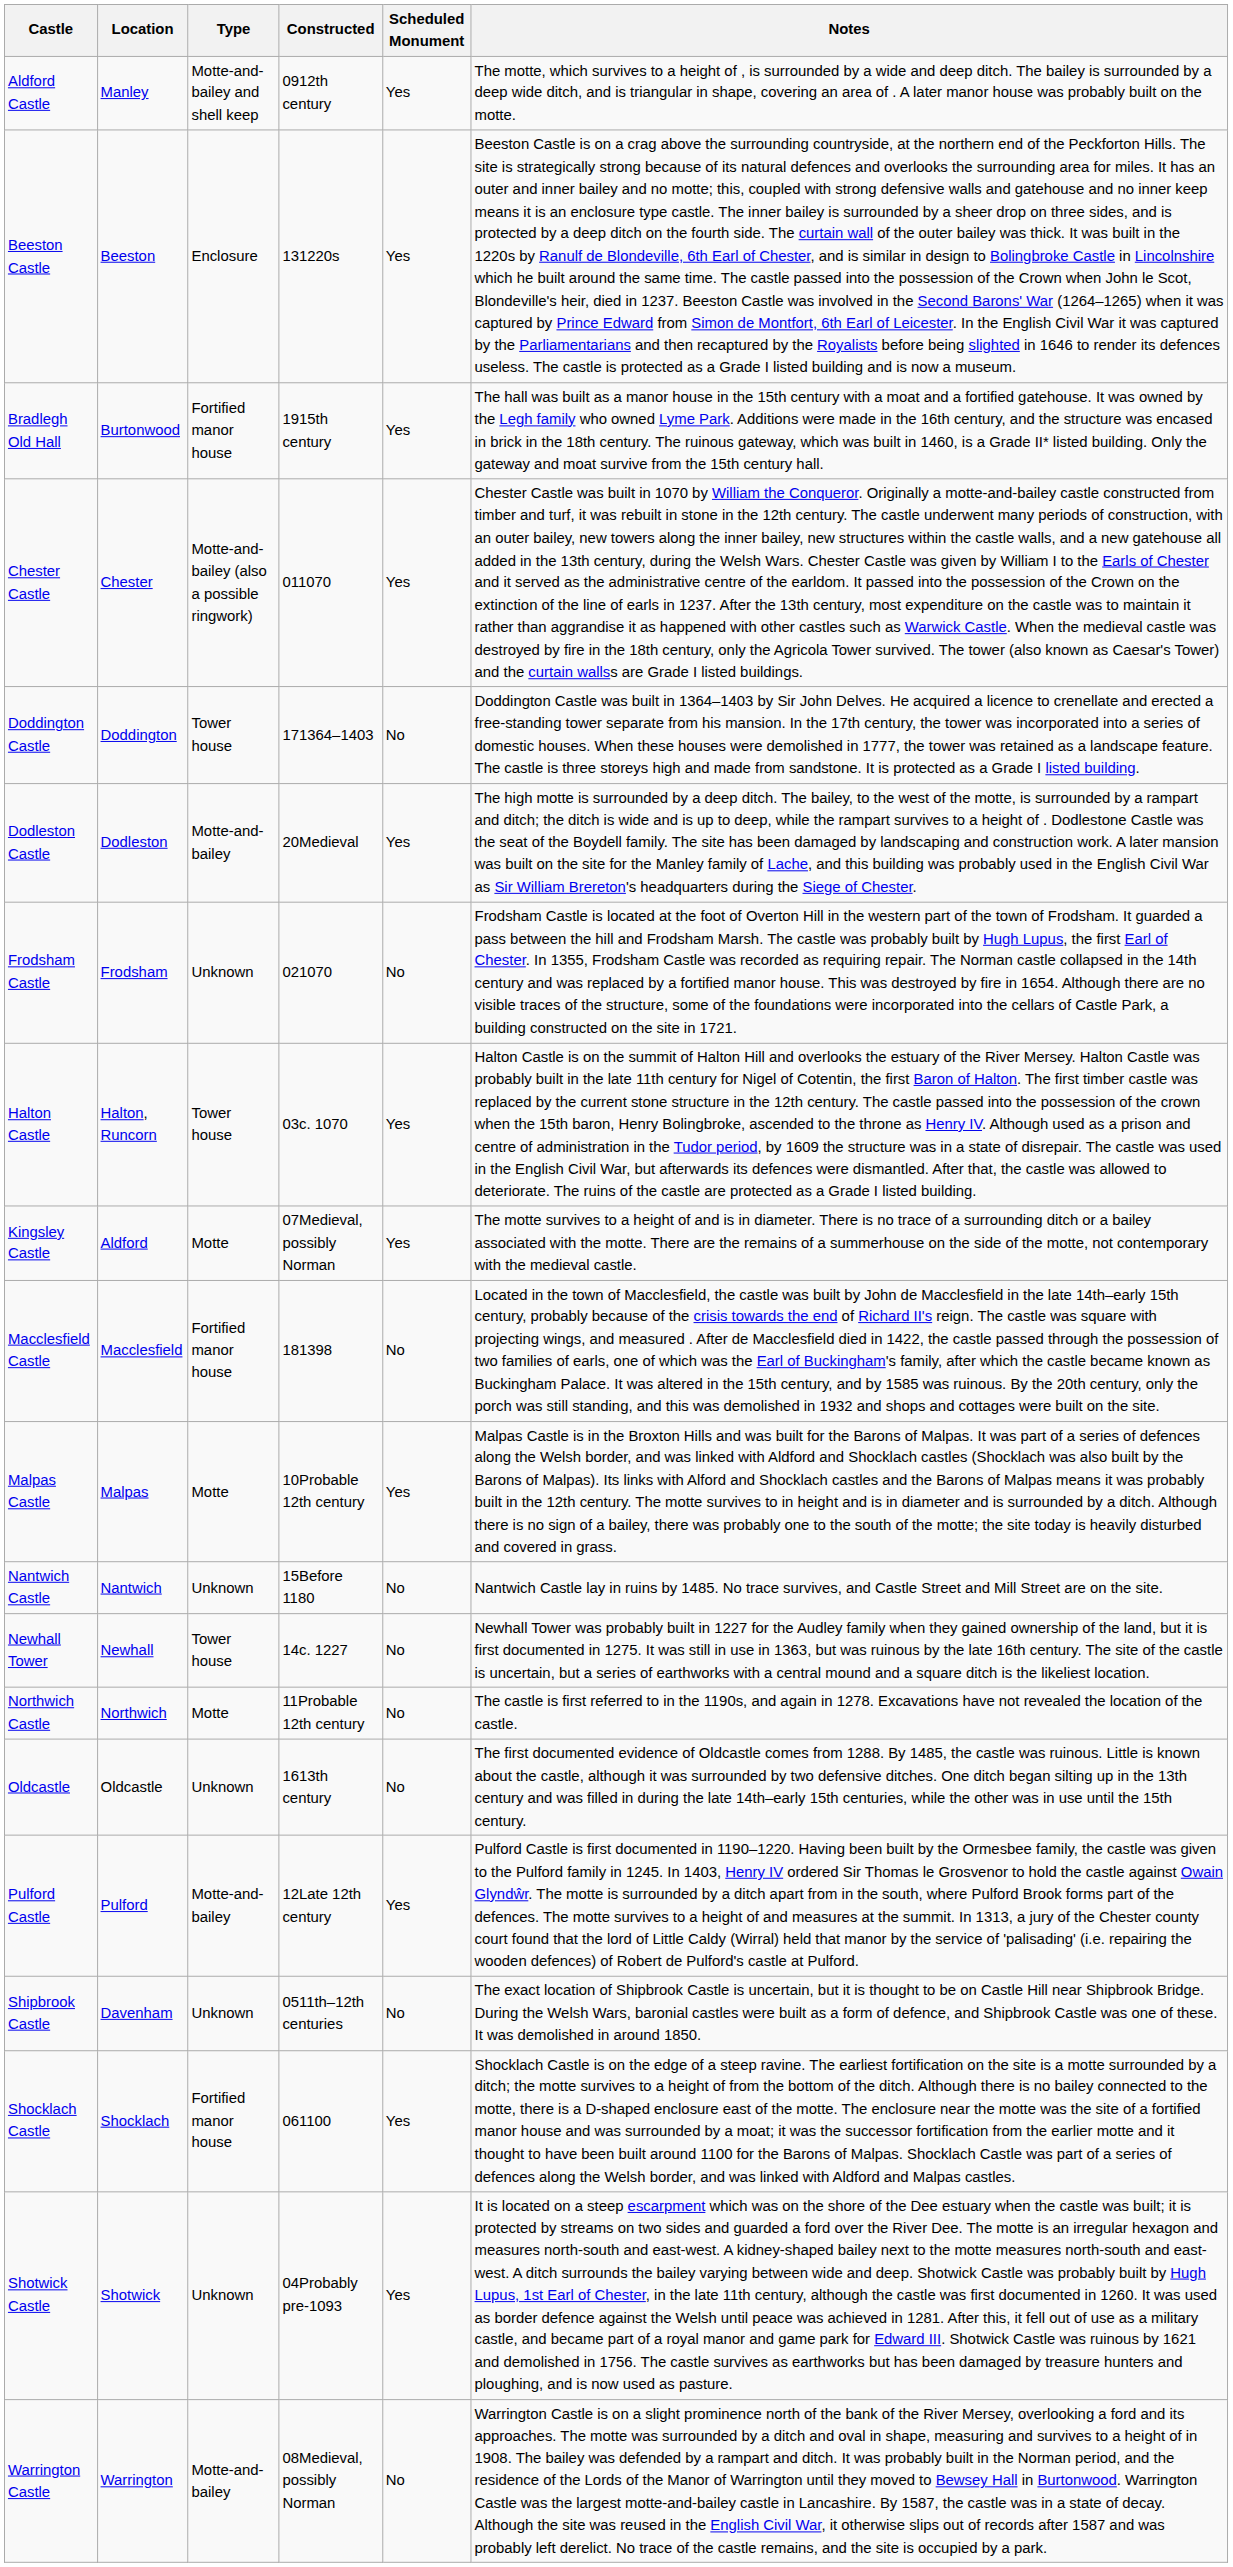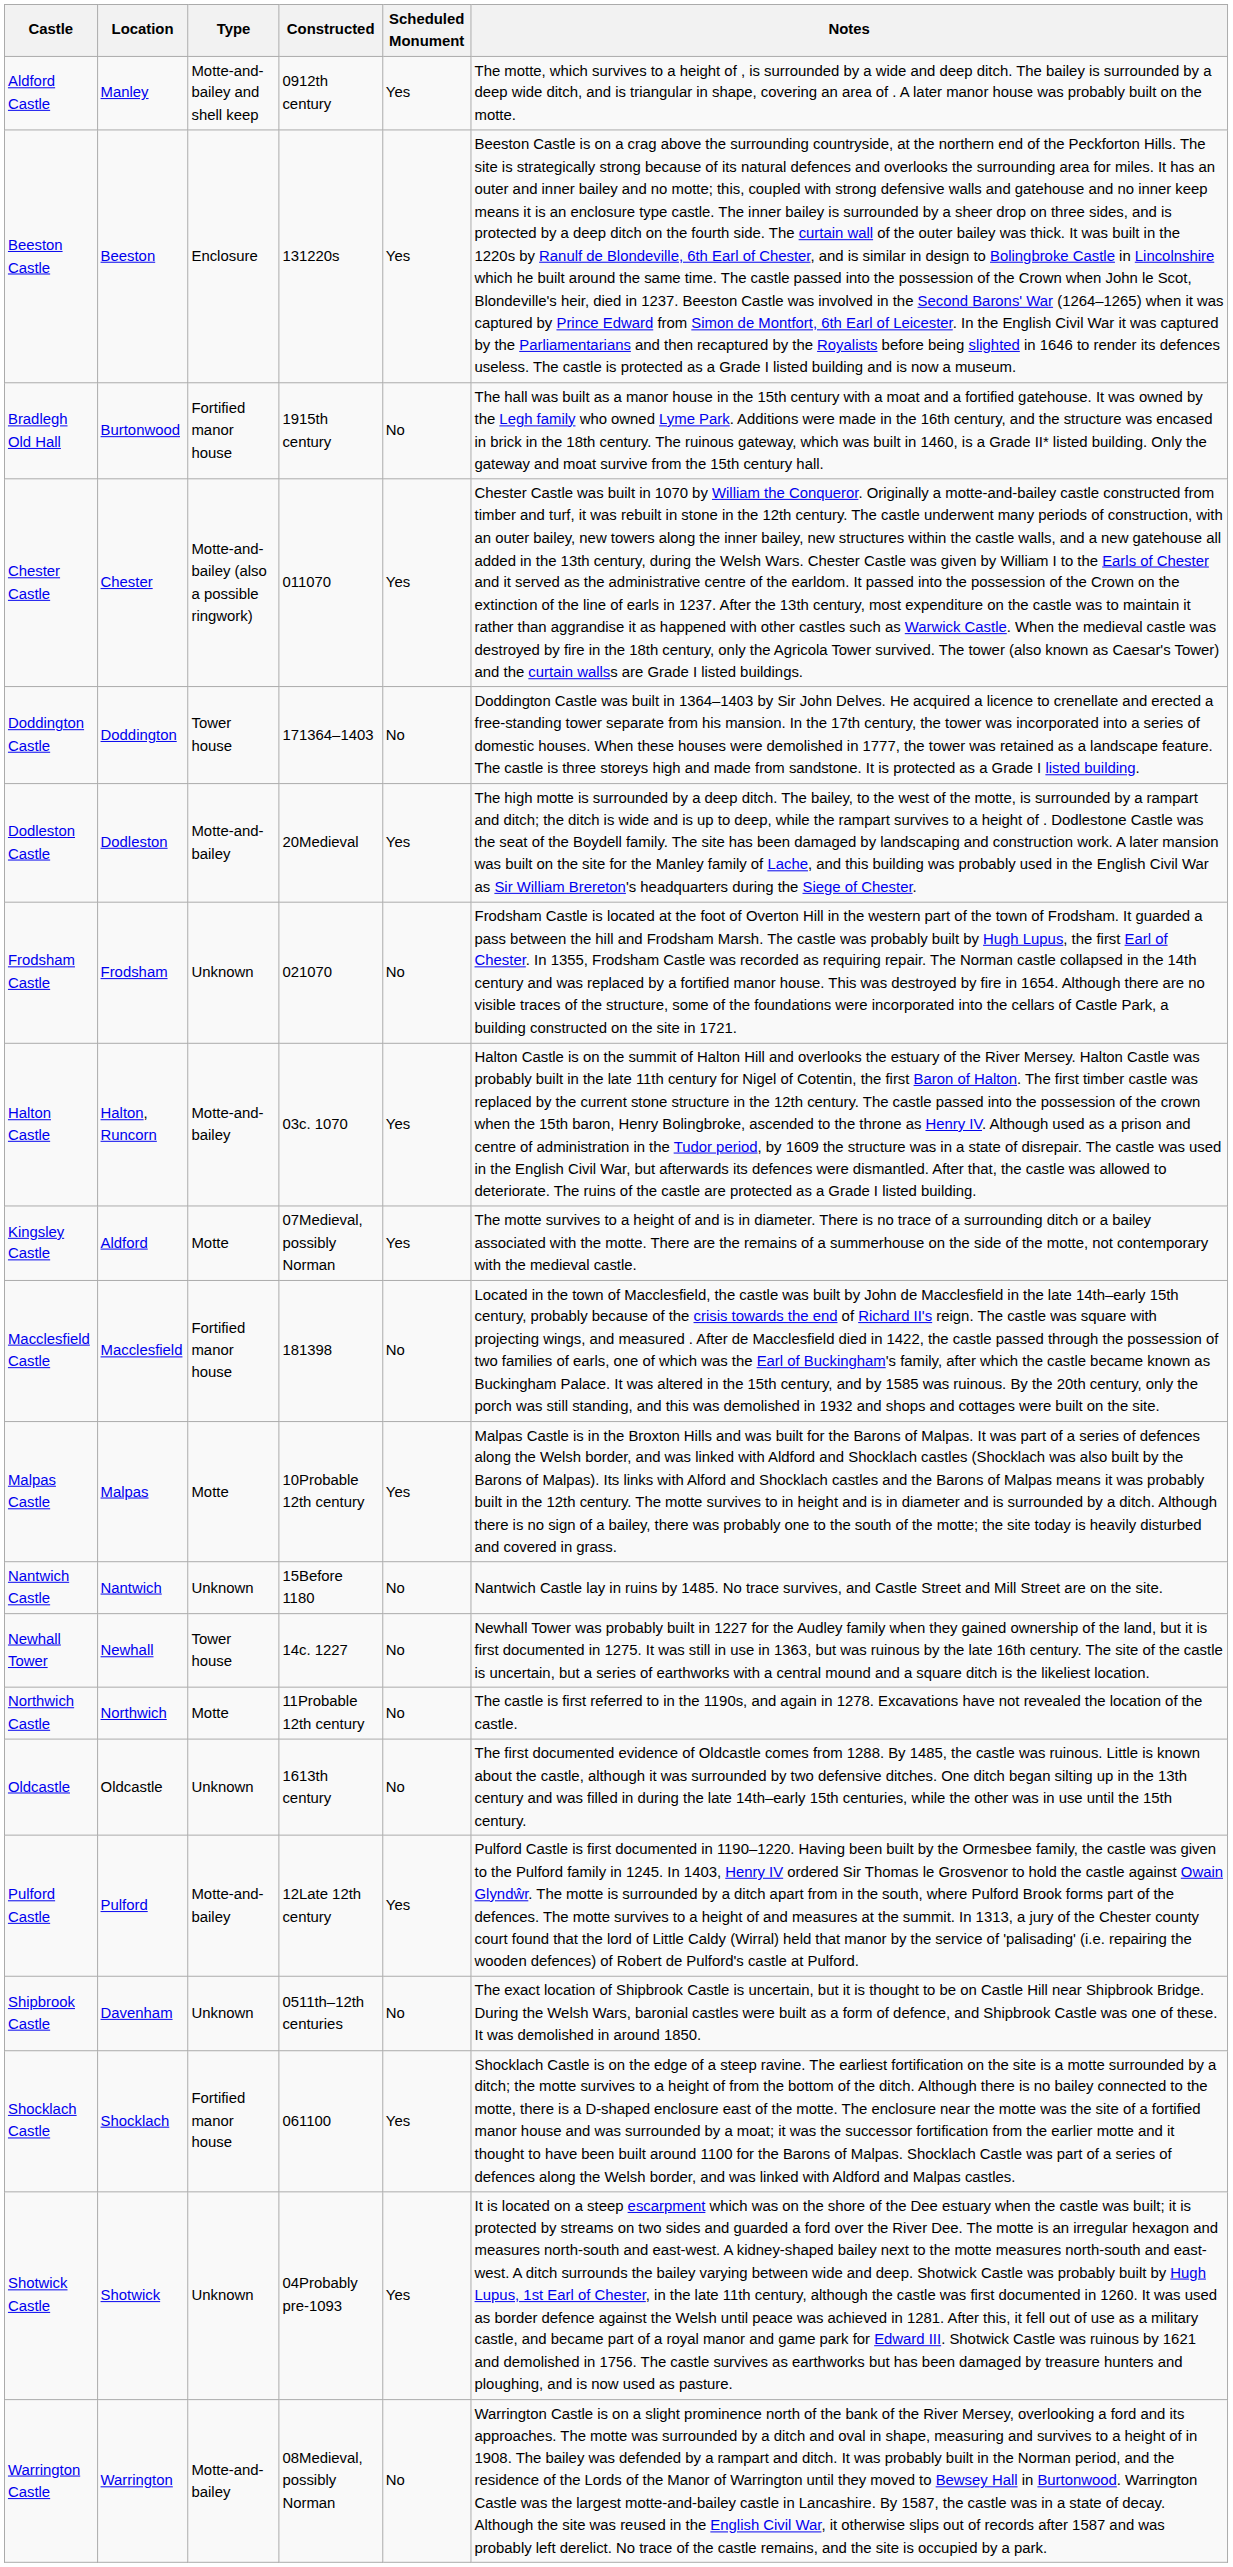(398, 430) Yes -> (395, 430) No
(212, 1124) Tower house -> (227, 1124) Motte-and-bailey
